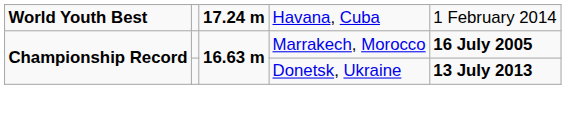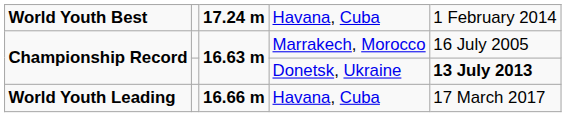(483, 44) bold -> (481, 44) normal
+ row: (92, 97)
